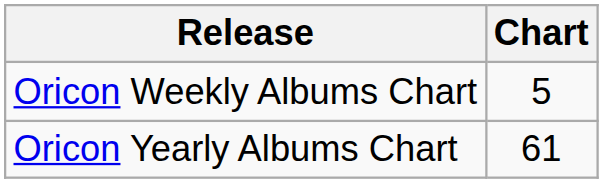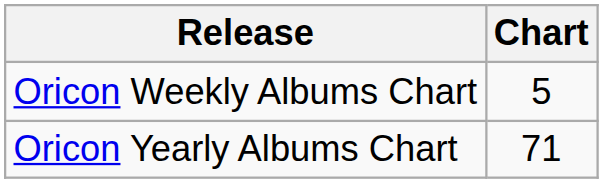(541, 148) 61 -> (541, 148) 71
